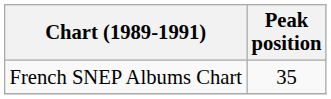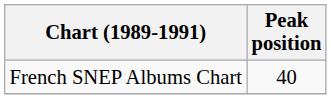(286, 76) 35 -> (286, 76) 40
